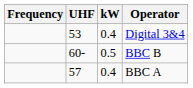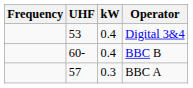(108, 53) 0.5 -> (108, 53) 0.4
(108, 72) 0.4 -> (108, 72) 0.3
